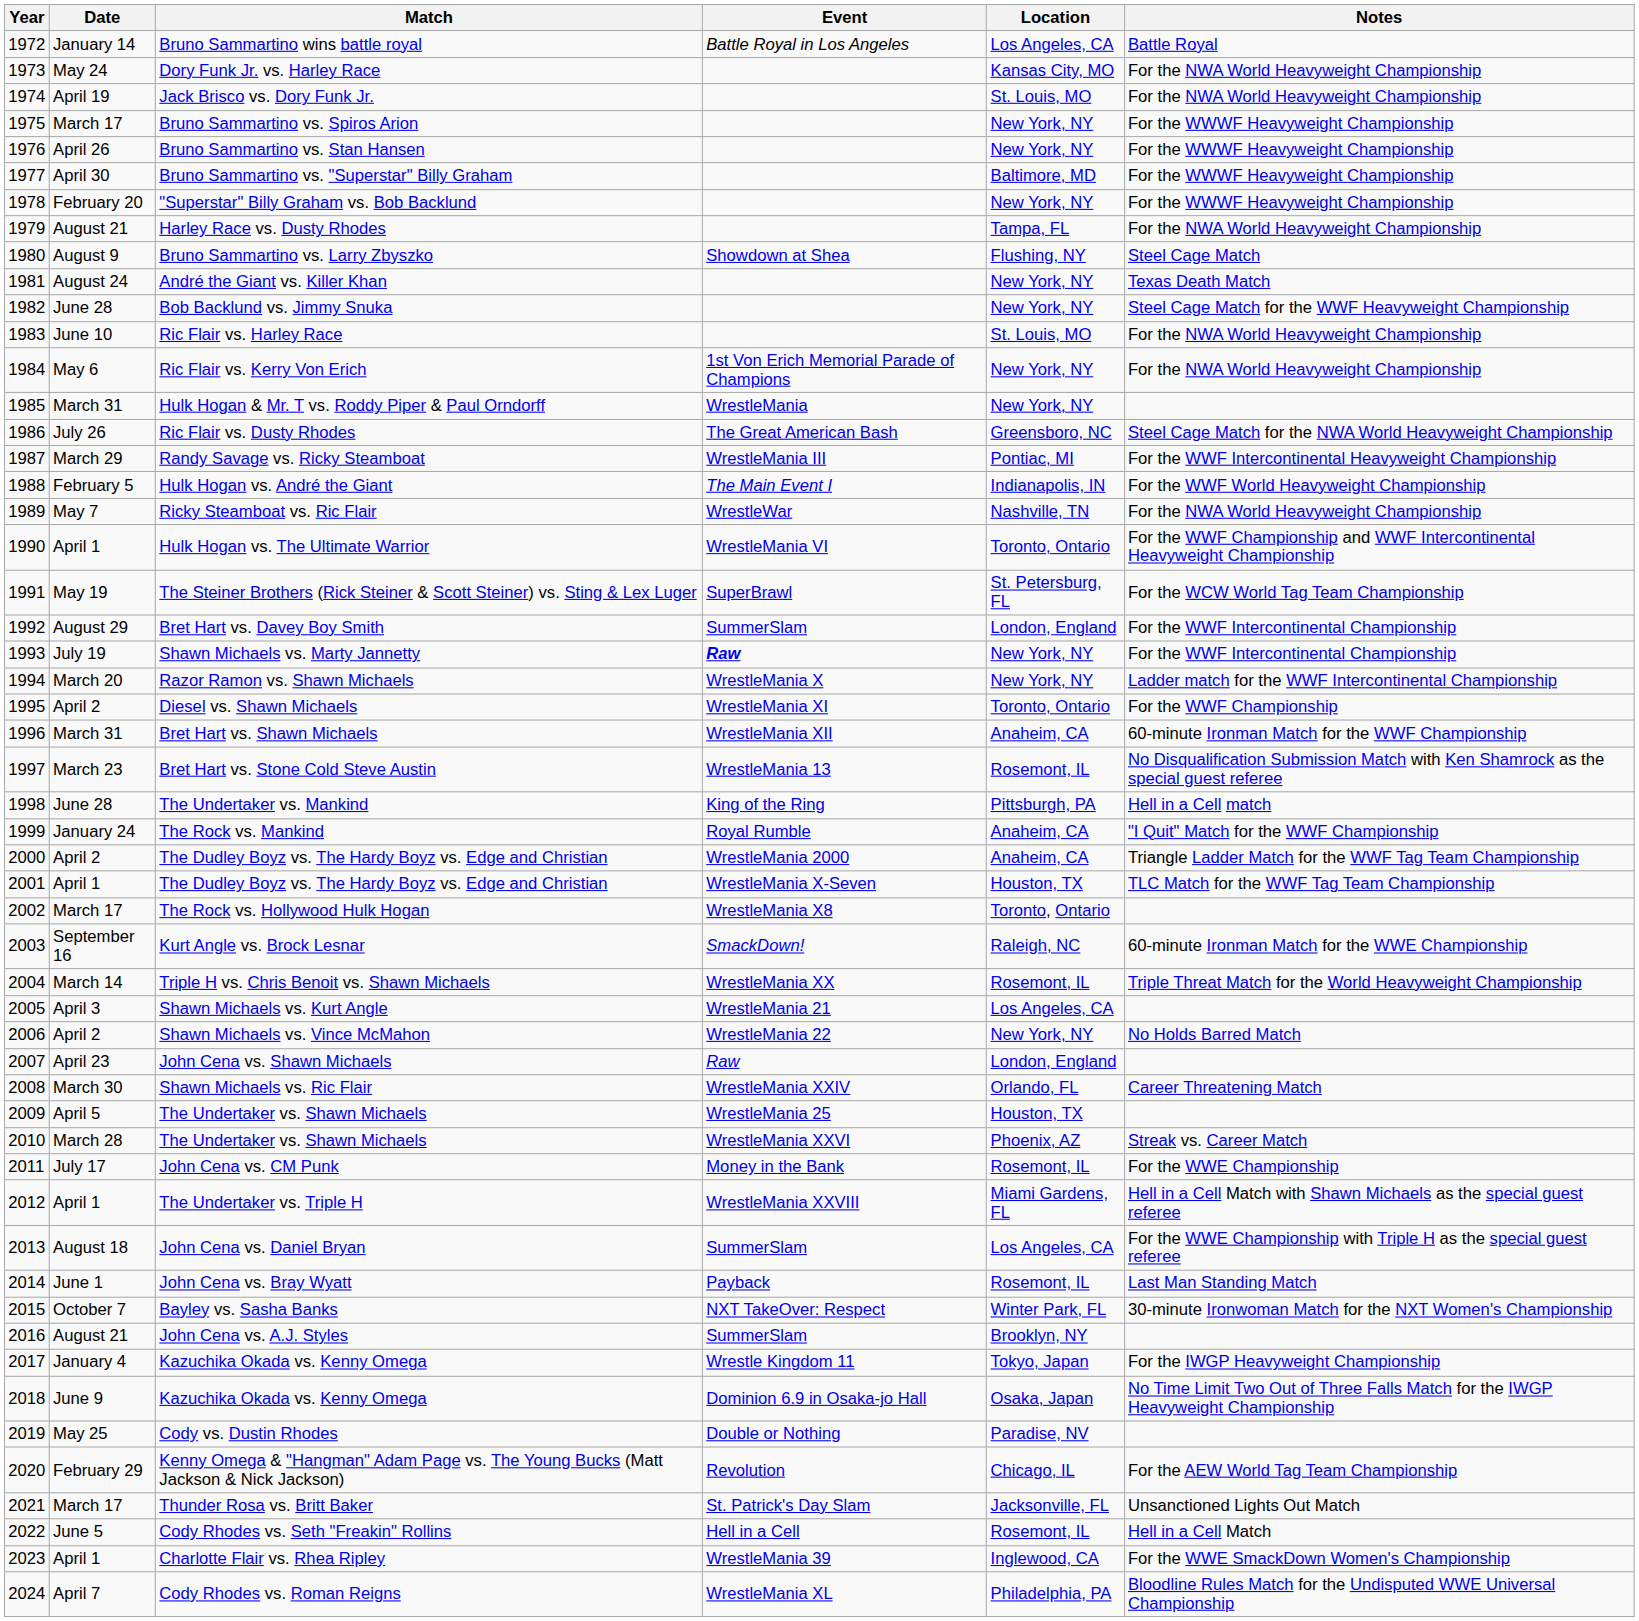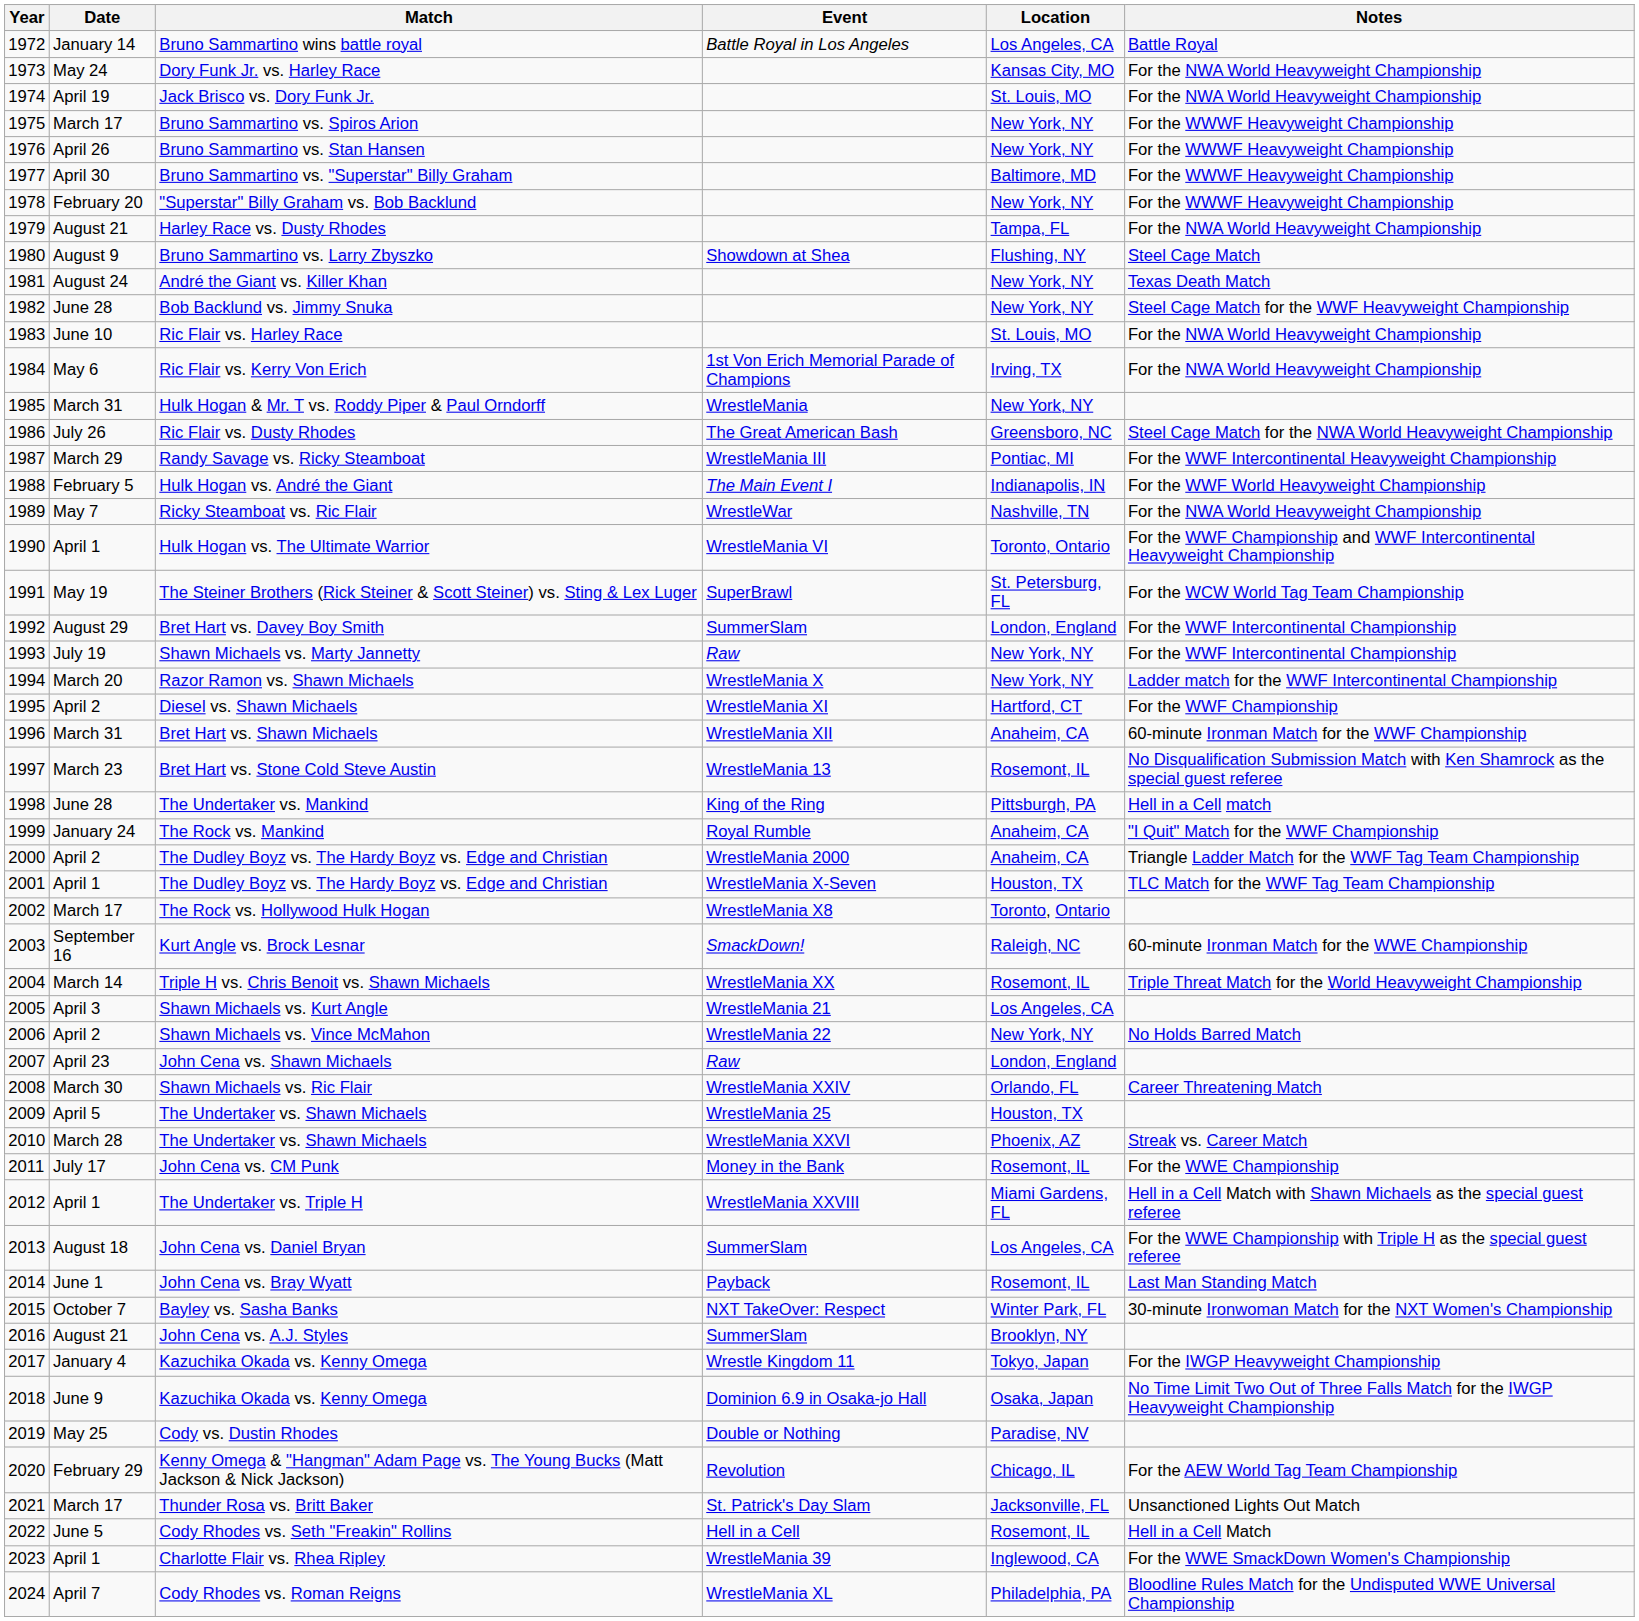(1042, 370) New York, NY -> (1026, 370) Irving, TX
(723, 654) bold -> (723, 654) normal
(1050, 707) Toronto, Ontario -> (1036, 707) Hartford, CT
